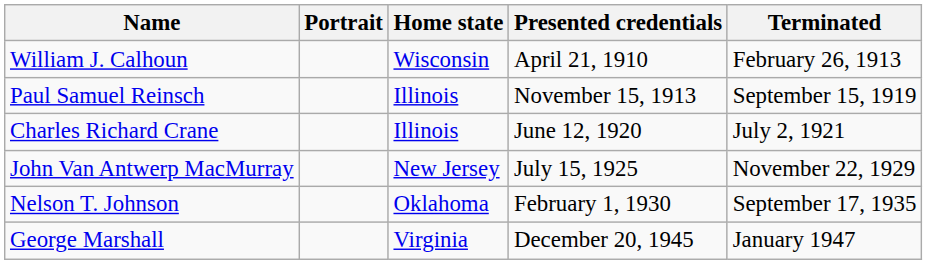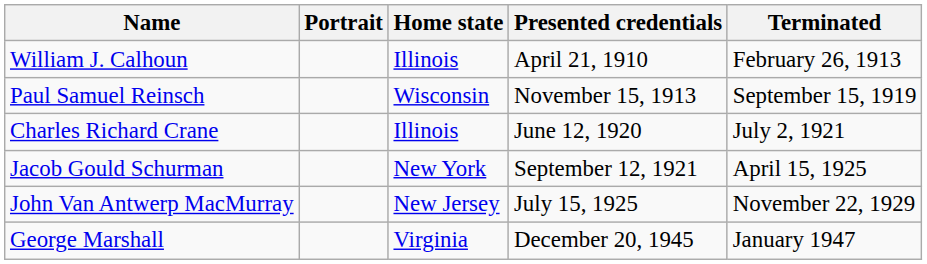(441, 58) Wisconsin -> (426, 58) Illinois
(426, 95) Illinois -> (441, 95) Wisconsin
+ row: (117, 167)
- row: (94, 204)
